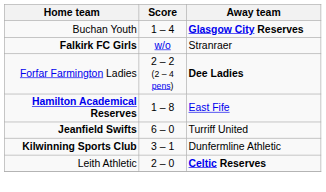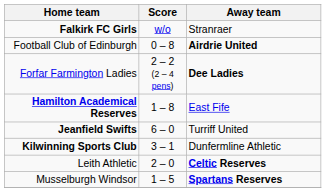- row: (105, 29)
+ row: (75, 45)
+ row: (86, 179)
